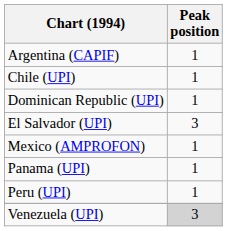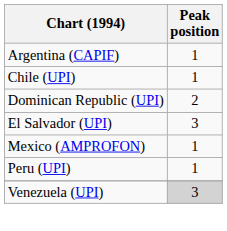(195, 100) 1 -> (195, 100) 2
- row: (49, 169)
